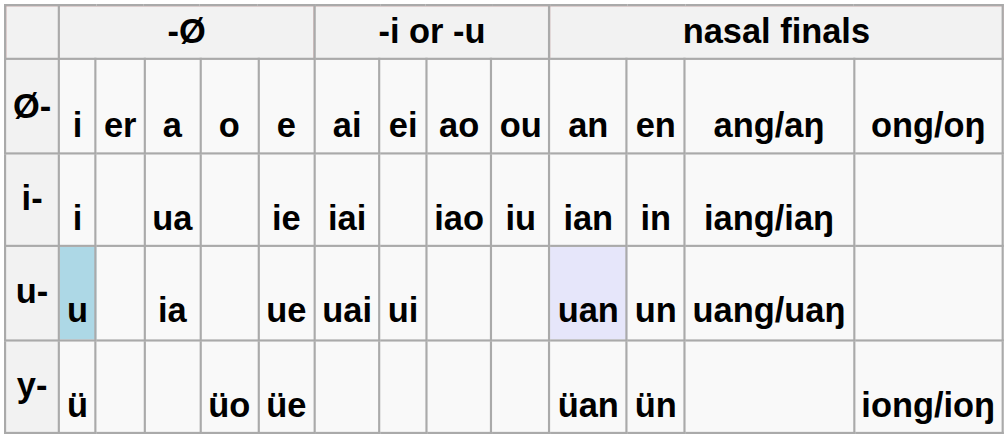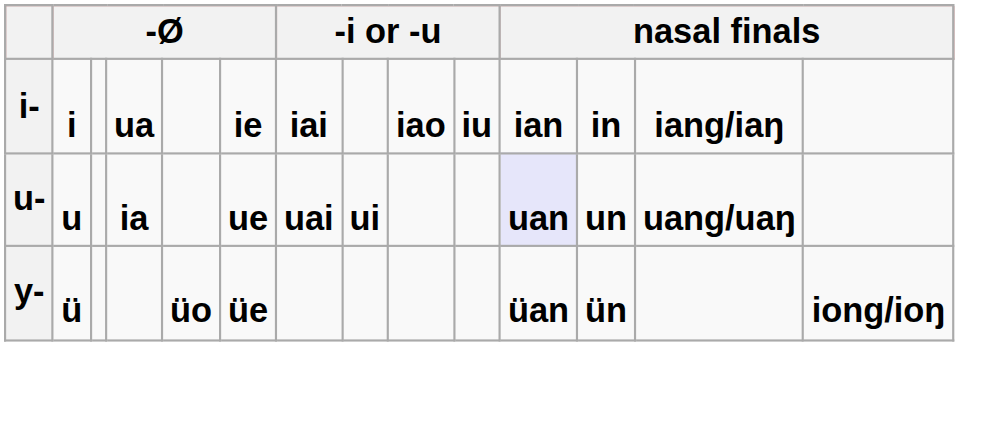- row: (32, 105)
(78, 311) lightblue background -> (72, 218) no background
